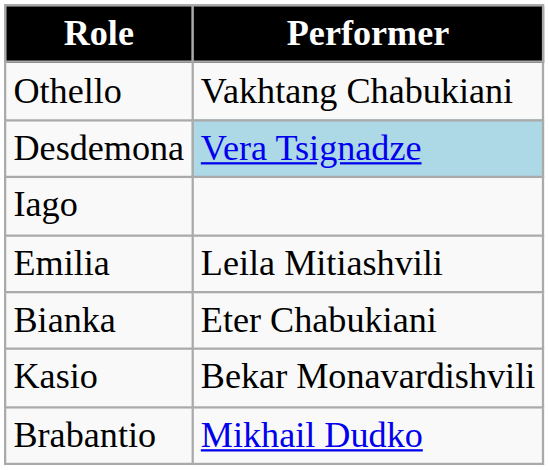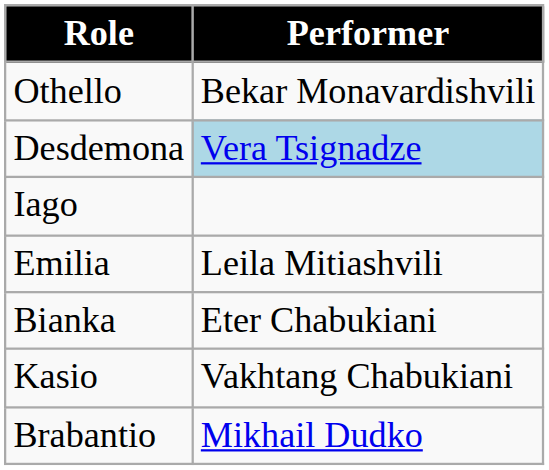(357, 90) Vakhtang Chabukiani -> (368, 90) Bekar Monavardishvili
(368, 377) Bekar Monavardishvili -> (357, 377) Vakhtang Chabukiani
